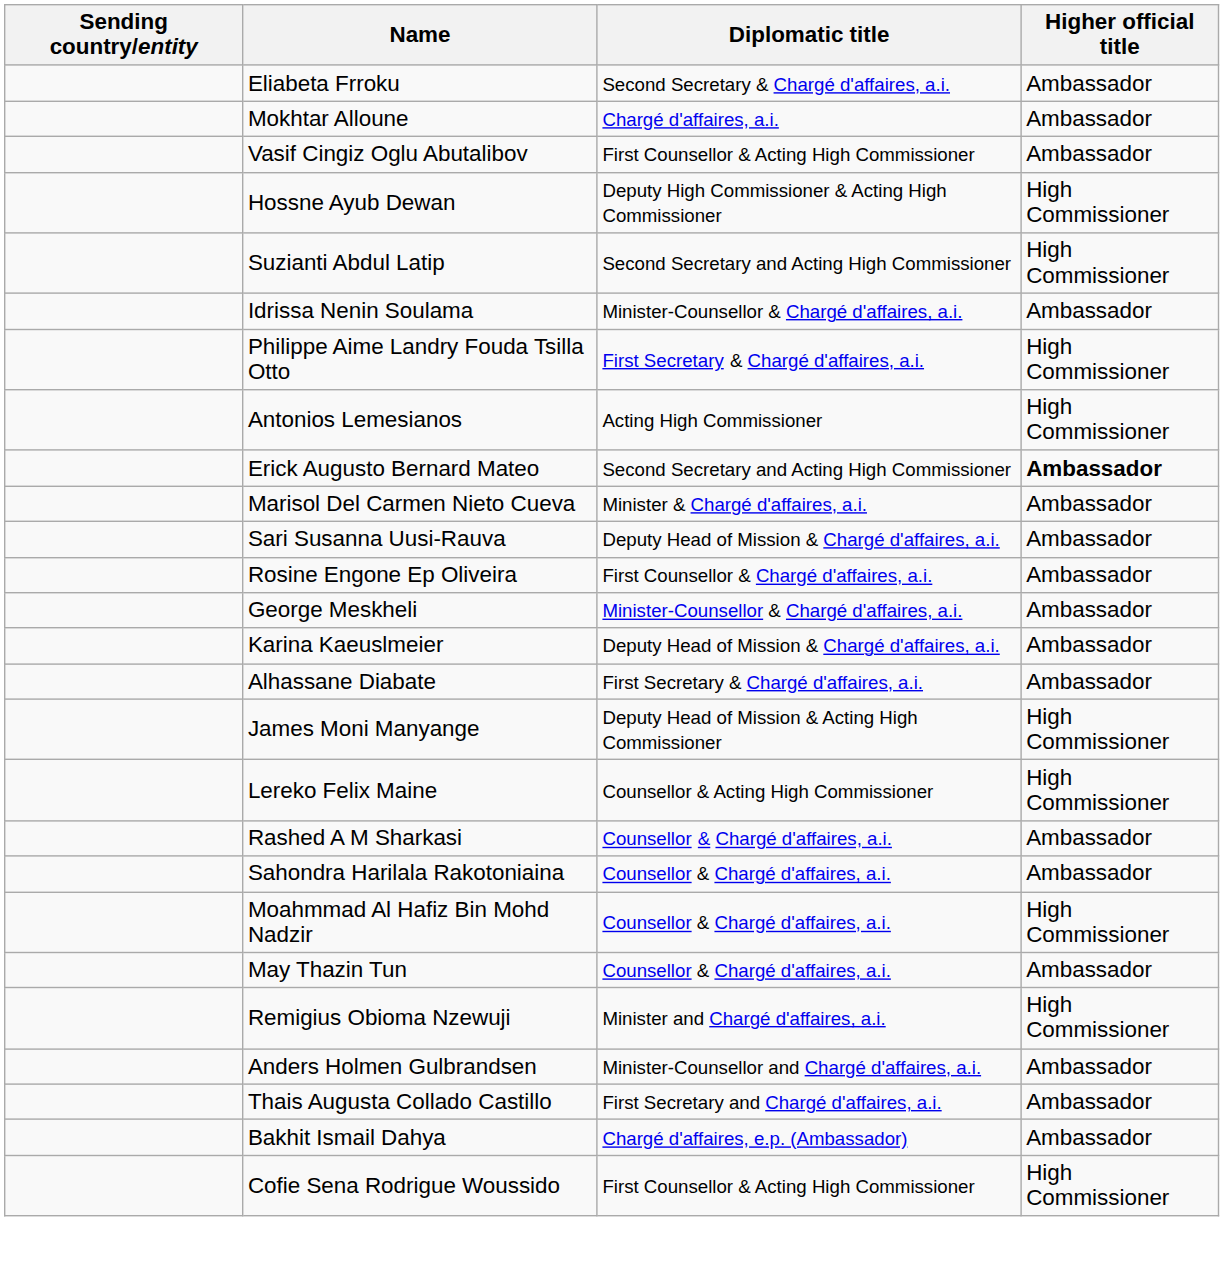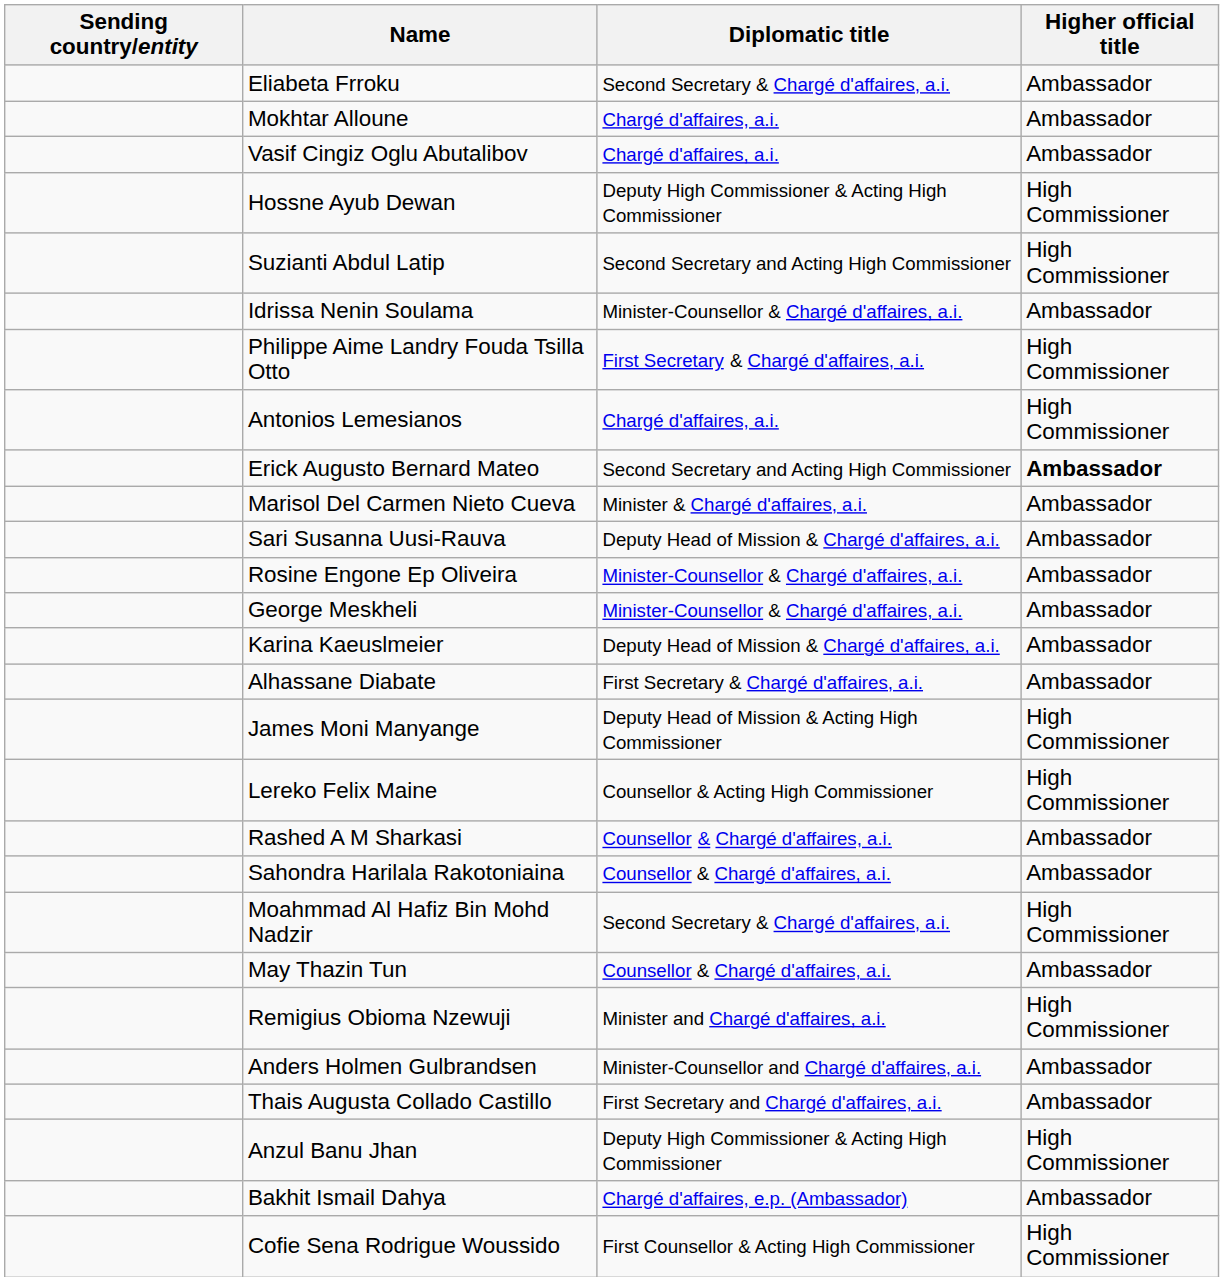(789, 155) First Counsellor & Acting High Commissioner -> (691, 154) Chargé d'affaires, a.i.
(712, 421) Acting High Commissioner -> (691, 419) Chargé d'affaires, a.i.
(767, 575) First Counsellor & Chargé d'affaires, a.i. -> (782, 575) Minister-Counsellor & Chargé d'affaires, a.i.
(747, 923) Counsellor & Chargé d'affaires, a.i. -> (776, 923) Second Secretary & Chargé d'affaires, a.i.
+ row: (333, 1149)
